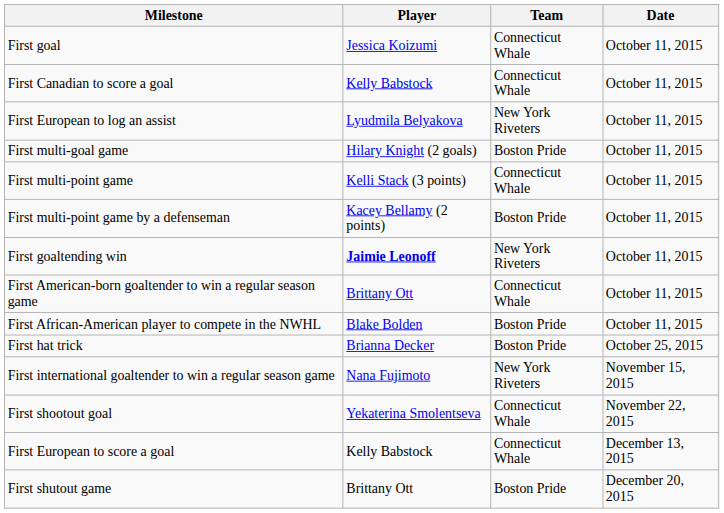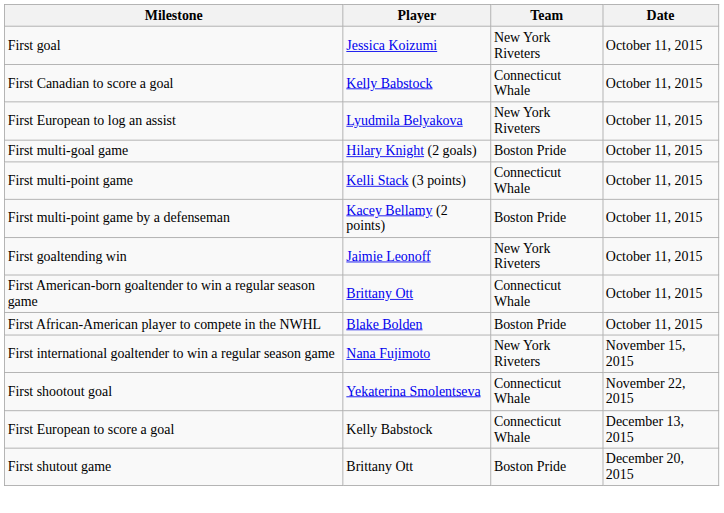(528, 45) Connecticut Whale -> (522, 45) New York Riveters
(391, 256) bold -> (389, 256) normal
- row: (45, 345)
